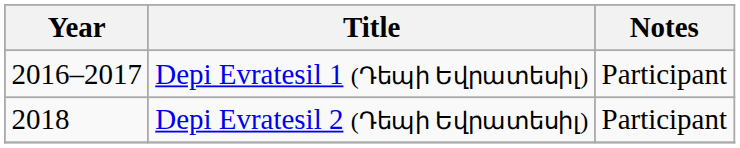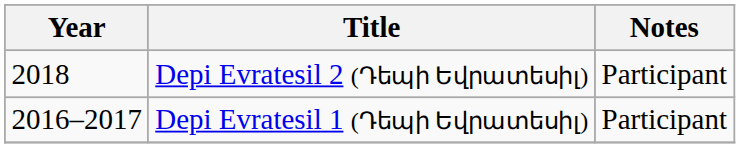rows swapped: (372, 73) <-> (372, 119)
